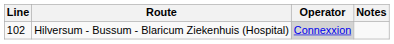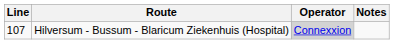(16, 30) 102 -> (16, 30) 107
